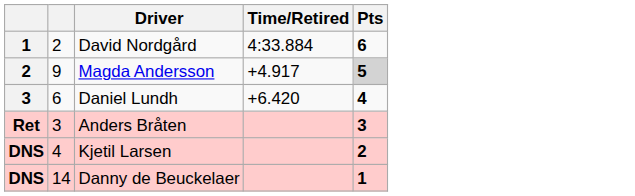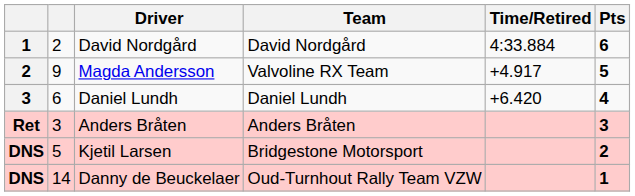+ column: (365, 18)
(362, 72) lightgrey background -> (604, 72) no background
(57, 152) 4 -> (57, 152) 5
